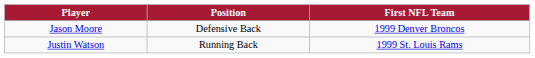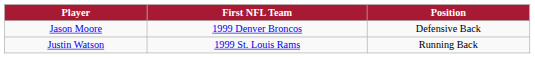columns swapped: (228, 12) <-> (420, 12)
